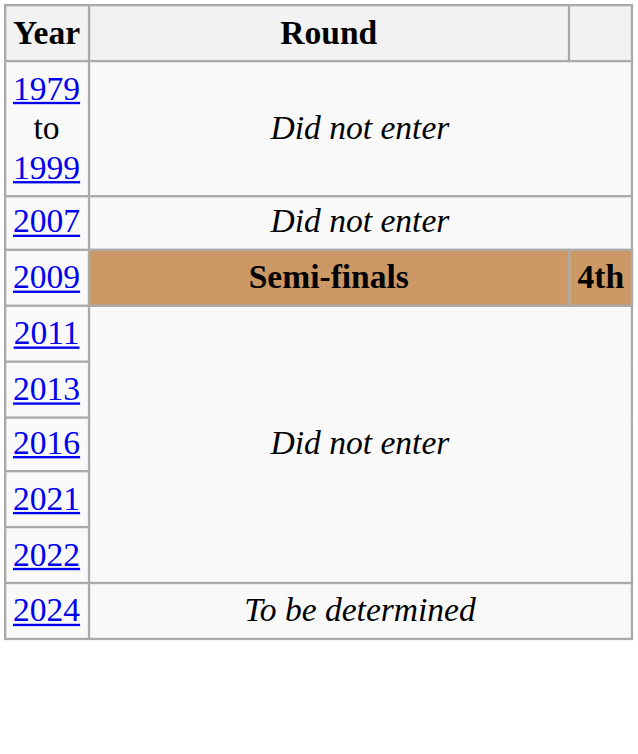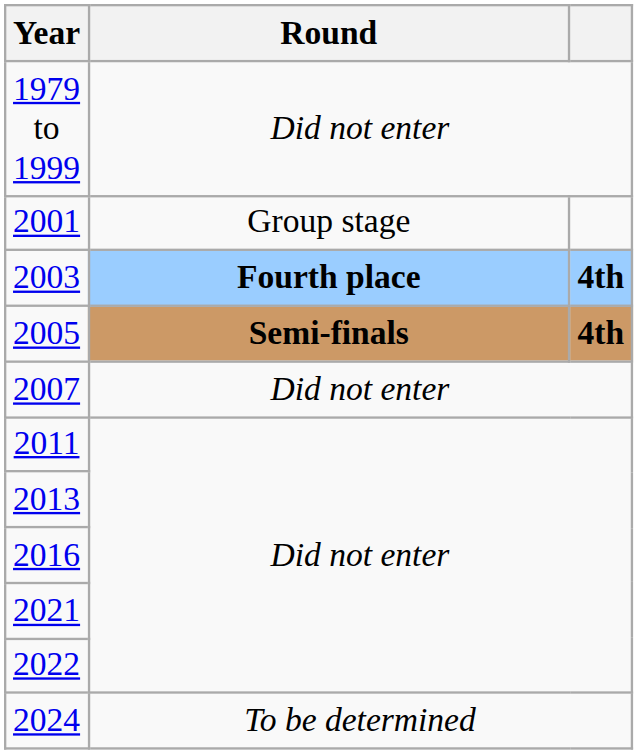+ row: (47, 222)
+ row: (47, 277)
+ row: (47, 333)
- row: (47, 277)
